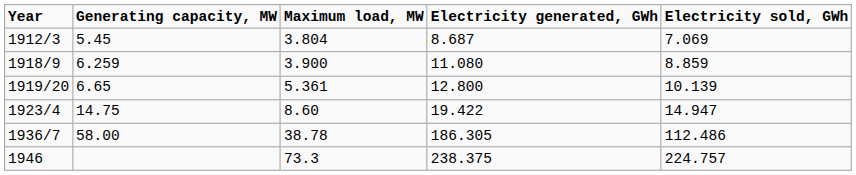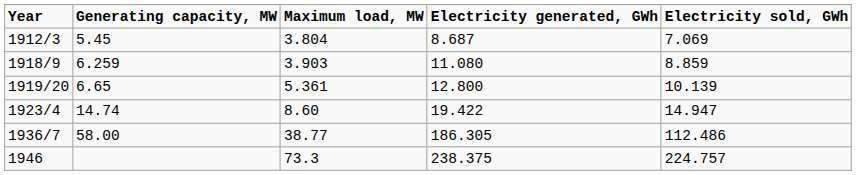(306, 64) 3.900 -> (306, 64) 3.903
(98, 111) 14.75 -> (98, 111) 14.74
(306, 135) 38.78 -> (306, 135) 38.77
